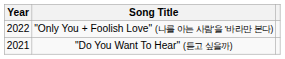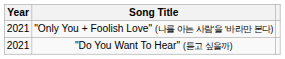(18, 29) 2022 -> (18, 29) 2021
